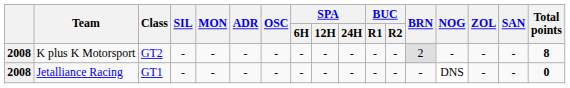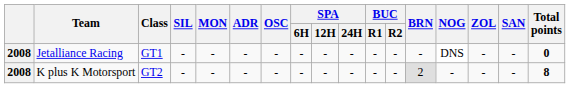rows swapped: (80, 72) <-> (86, 52)
